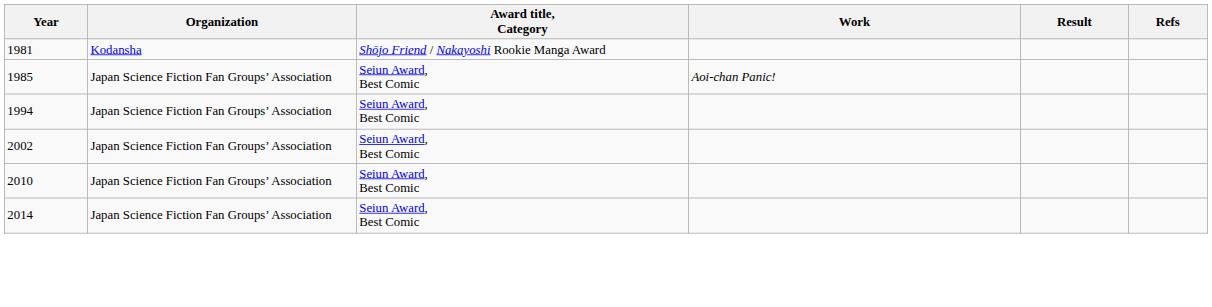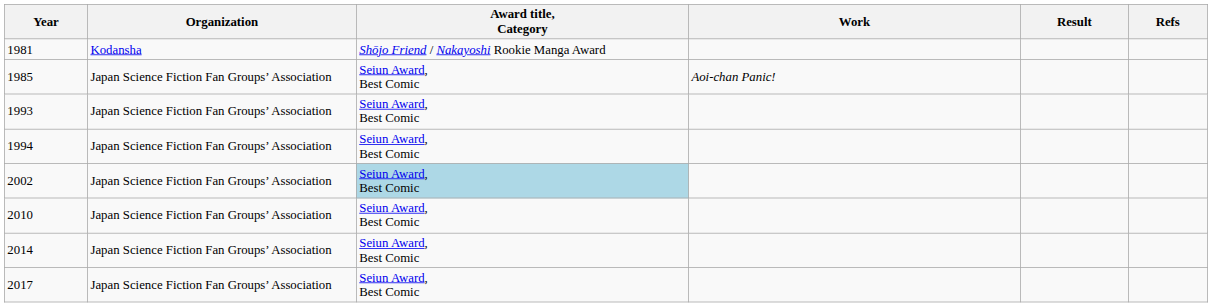+ row: (20, 111)
(394, 146) no background -> (394, 180) lightblue background
+ row: (20, 285)
